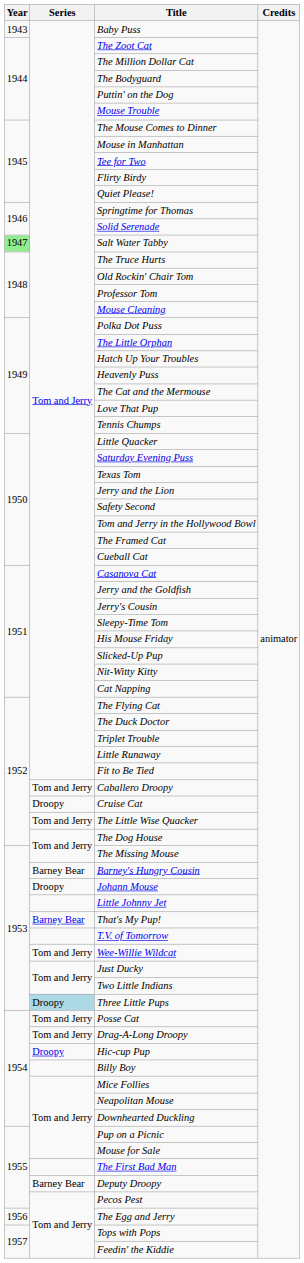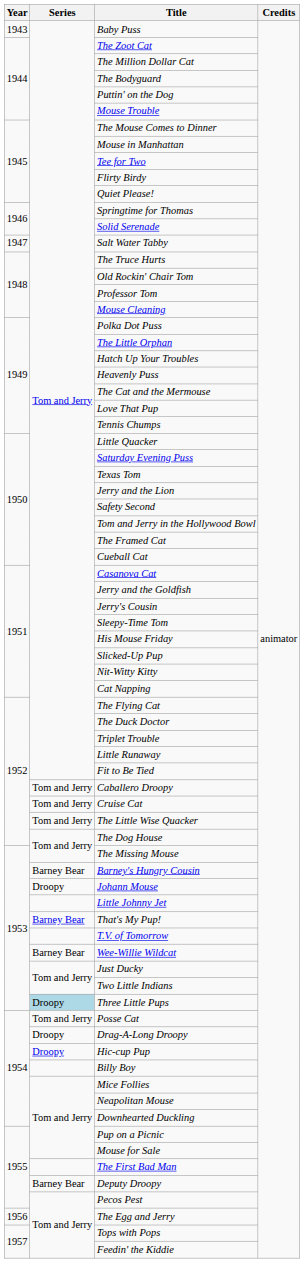(17, 243) lightgreen background -> (17, 243) no background
(48, 804) Droopy -> (62, 804) Tom and Jerry
(62, 952) Tom and Jerry -> (58, 952) Barney Bear
(62, 1035) Tom and Jerry -> (48, 1035) Droopy
